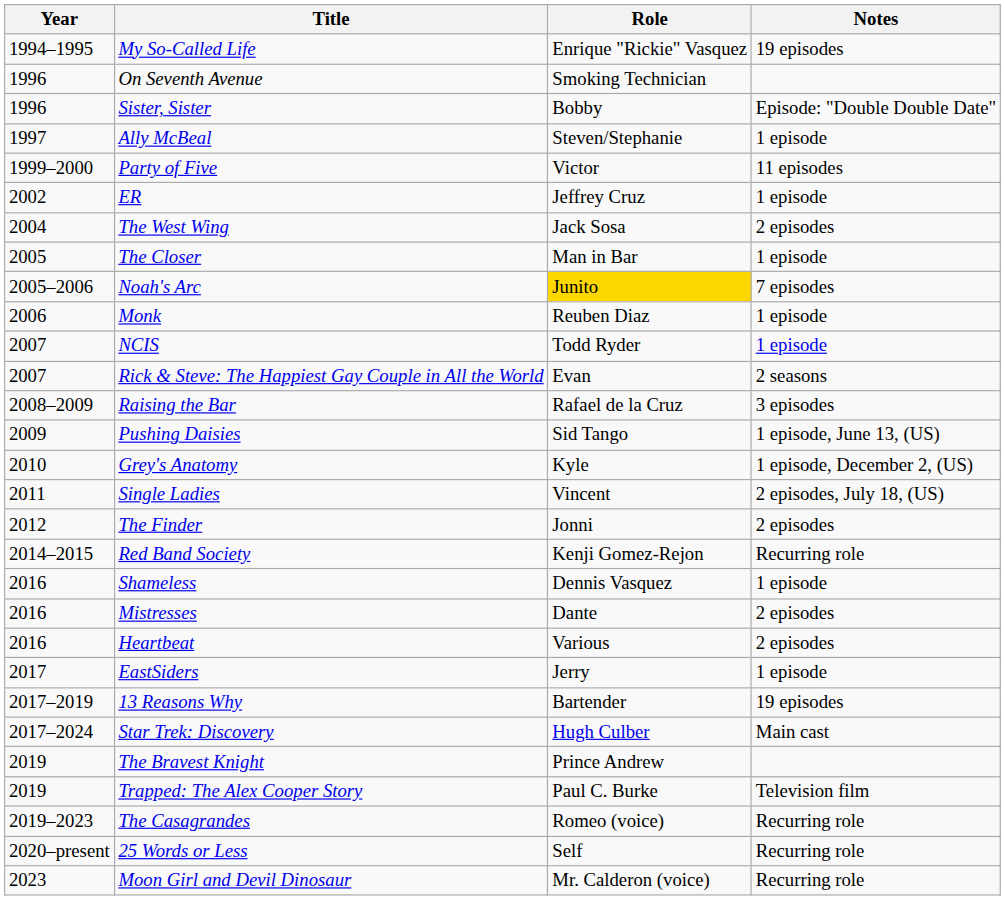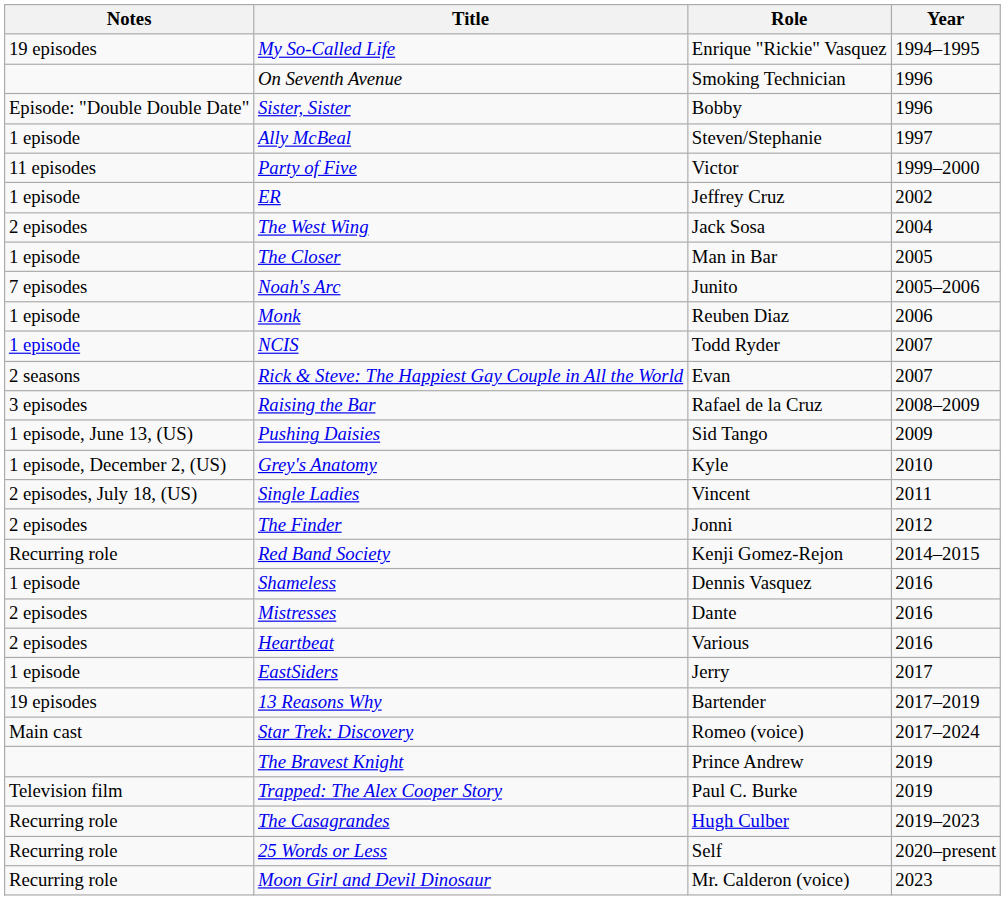columns swapped: (59, 19) <-> (876, 19)
(575, 286) gold background -> (715, 286) no background
(601, 731) Hugh Culber -> (748, 731) Romeo (voice)
(608, 820) Romeo (voice) -> (740, 820) Hugh Culber
